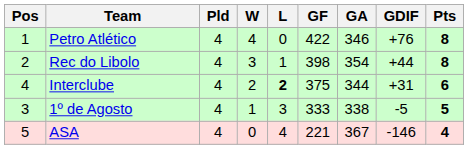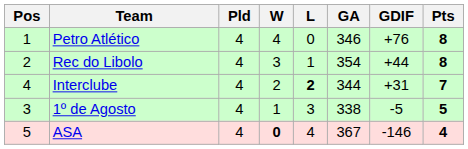- column: (318, 16)
(445, 86) 6 -> (443, 86) 7
(252, 132) normal -> (277, 132) bold
